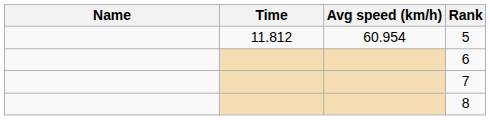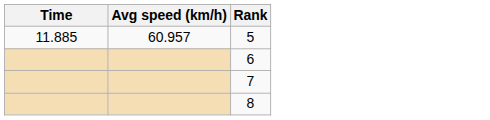- column: (112, 15)
(272, 37) 11.812 -> (56, 37) 11.885
(384, 37) 60.954 -> (169, 37) 60.957
